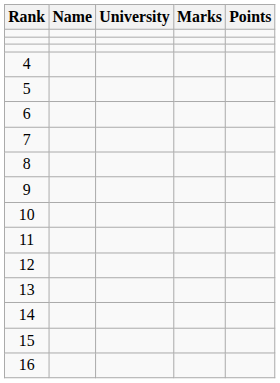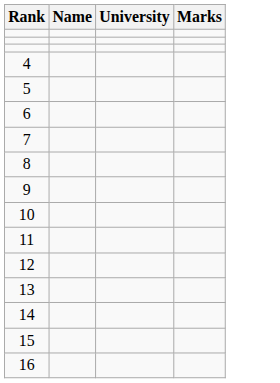- column: (250, 17)
